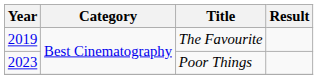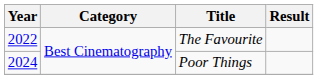(23, 39) 2019 -> (23, 39) 2022
(23, 62) 2023 -> (23, 62) 2024
